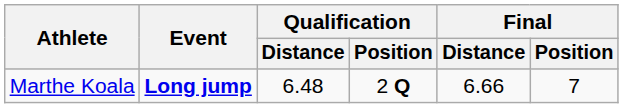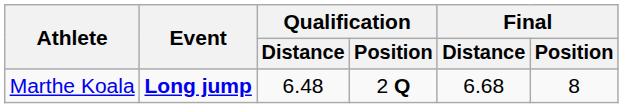(484, 86) 6.66 -> (484, 86) 6.68
(574, 86) 7 -> (574, 86) 8
